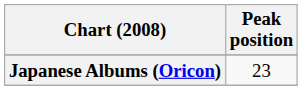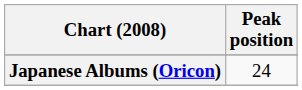(261, 70) 23 -> (261, 70) 24
